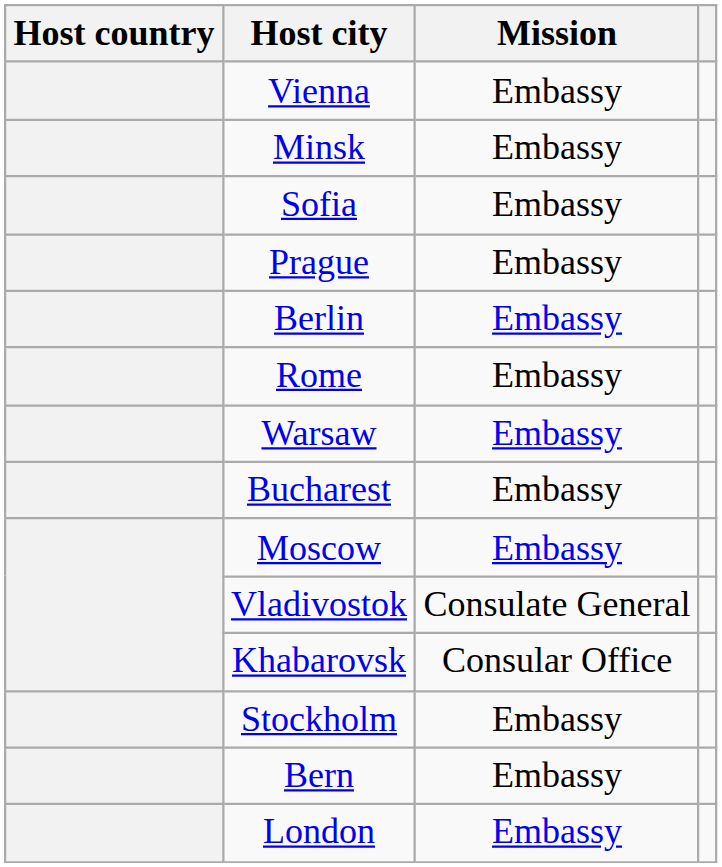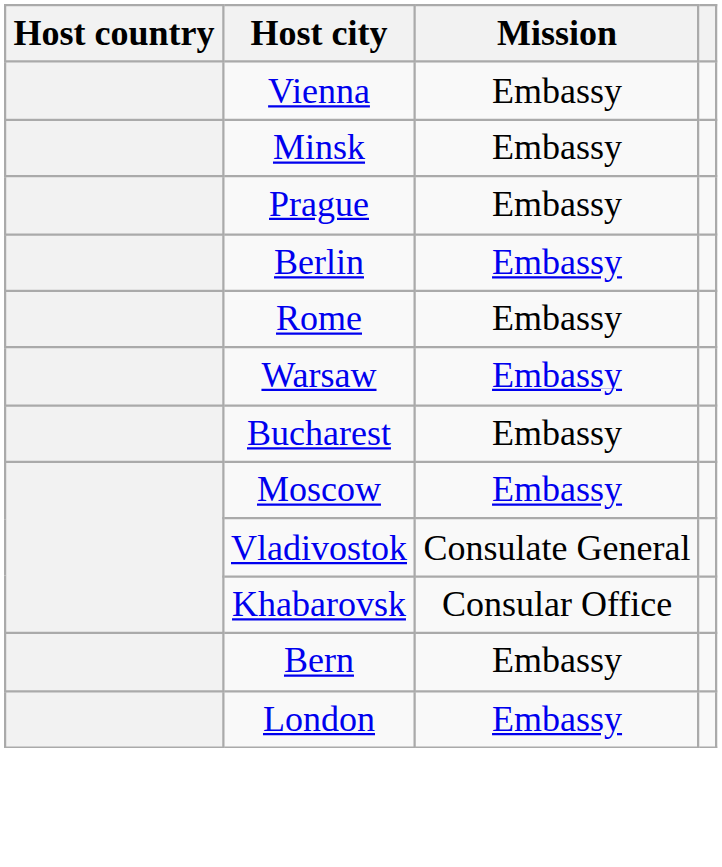- row: (319, 204)
- row: (319, 718)
